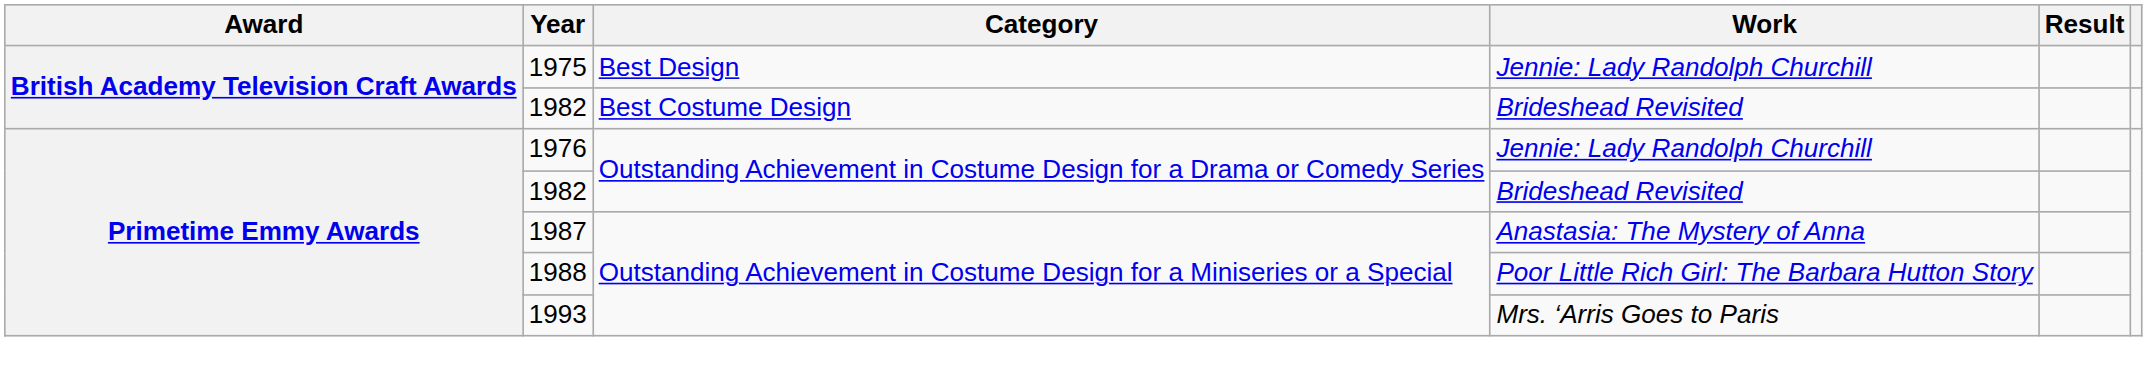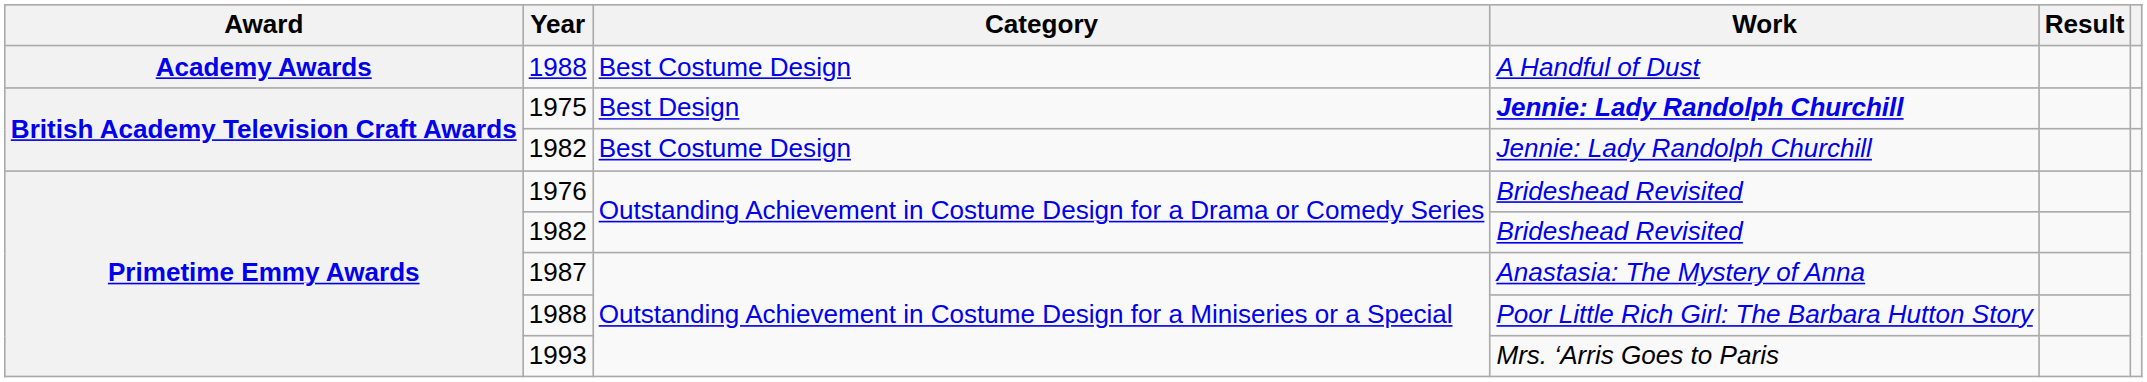+ row: (558, 66)
(1684, 66) normal -> (1700, 107) bold
(1620, 107) Brideshead Revisited -> (1684, 149) Jennie: Lady Randolph Churchill
(1684, 149) Jennie: Lady Randolph Churchill -> (1620, 190) Brideshead Revisited
